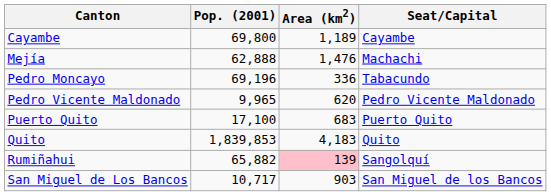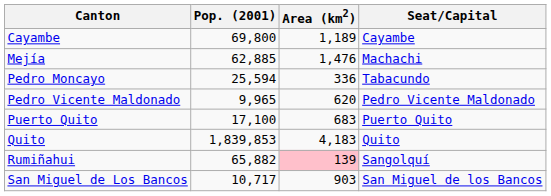(254, 59) 62,888 -> (254, 59) 62,885
(254, 79) 69,196 -> (254, 79) 25,594
